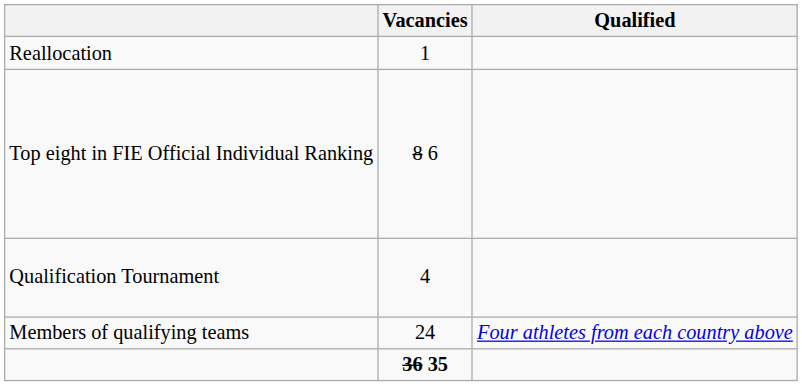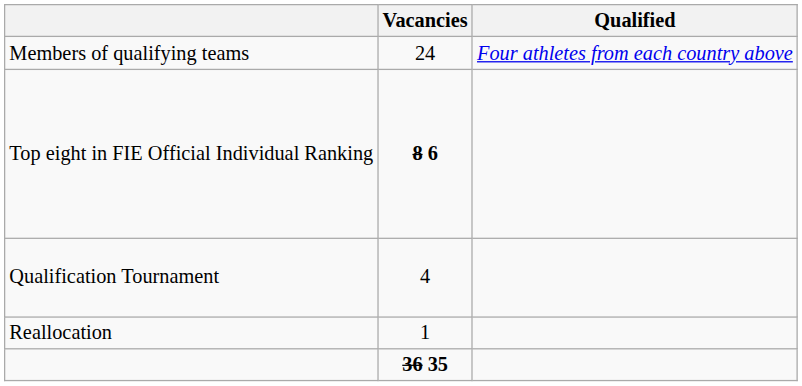rows swapped: (129, 332) <-> (61, 52)
(425, 153) normal -> (425, 153) bold
